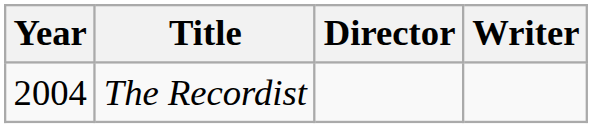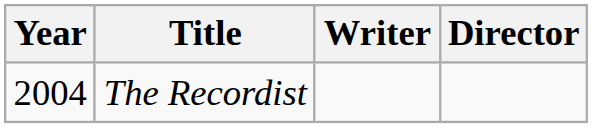columns swapped: (390, 33) <-> (526, 33)
